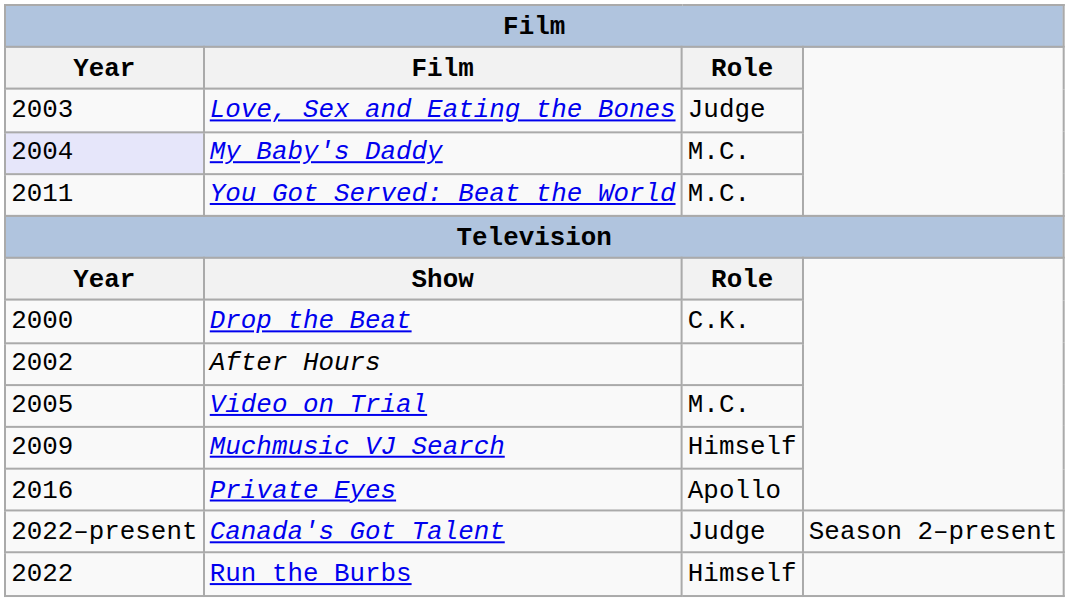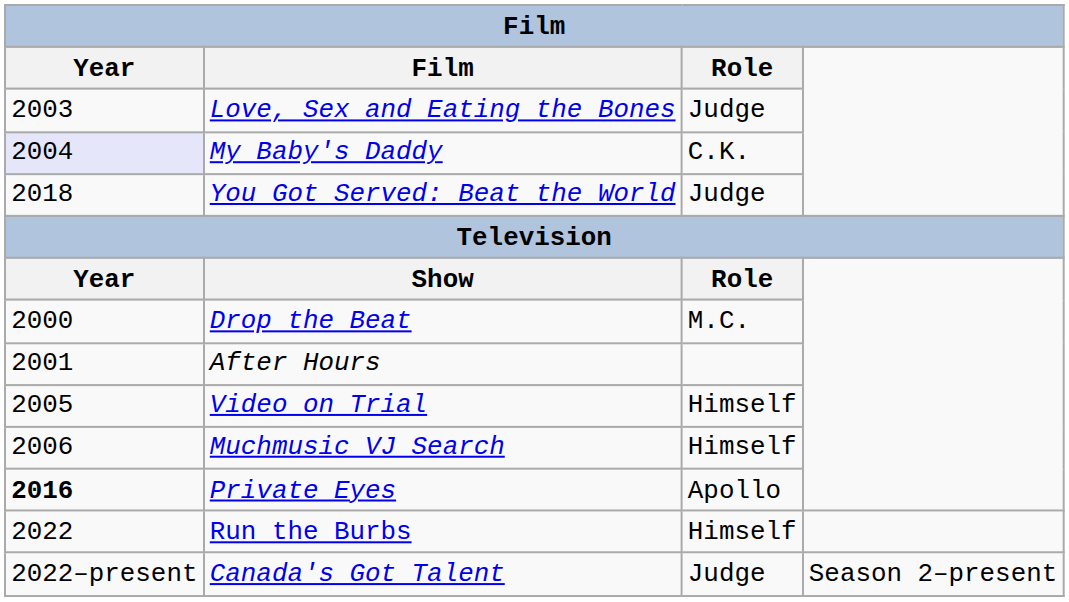(719, 153) M.C. -> (719, 153) C.K.
(42, 195) 2011 -> (42, 195) 2018
(719, 195) M.C. -> (727, 195) Judge
(719, 321) C.K. -> (719, 321) M.C.
(42, 363) 2002 -> (42, 363) 2001
(719, 406) M.C. -> (742, 406) Himself
(42, 448) 2009 -> (42, 448) 2006
(42, 490) normal -> (42, 490) bold
rows swapped: (311, 574) <-> (357, 532)
